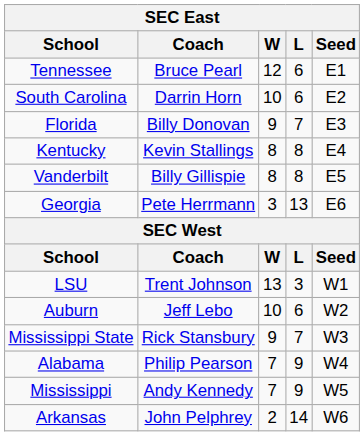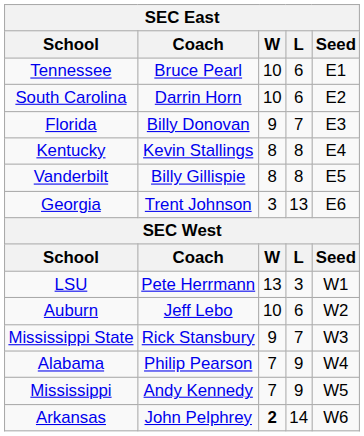(272, 71) 12 -> (272, 71) 10
(198, 204) Pete Herrmann -> (198, 204) Trent Johnson
(198, 284) Trent Johnson -> (198, 284) Pete Herrmann
(272, 417) normal -> (272, 417) bold
